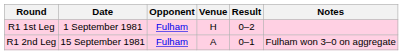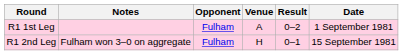columns swapped: (103, 12) <-> (331, 12)
(213, 27) H -> (259, 27) A
(213, 42) A -> (259, 42) H
